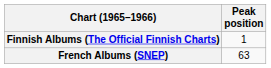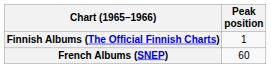(244, 55) 63 -> (244, 55) 60
